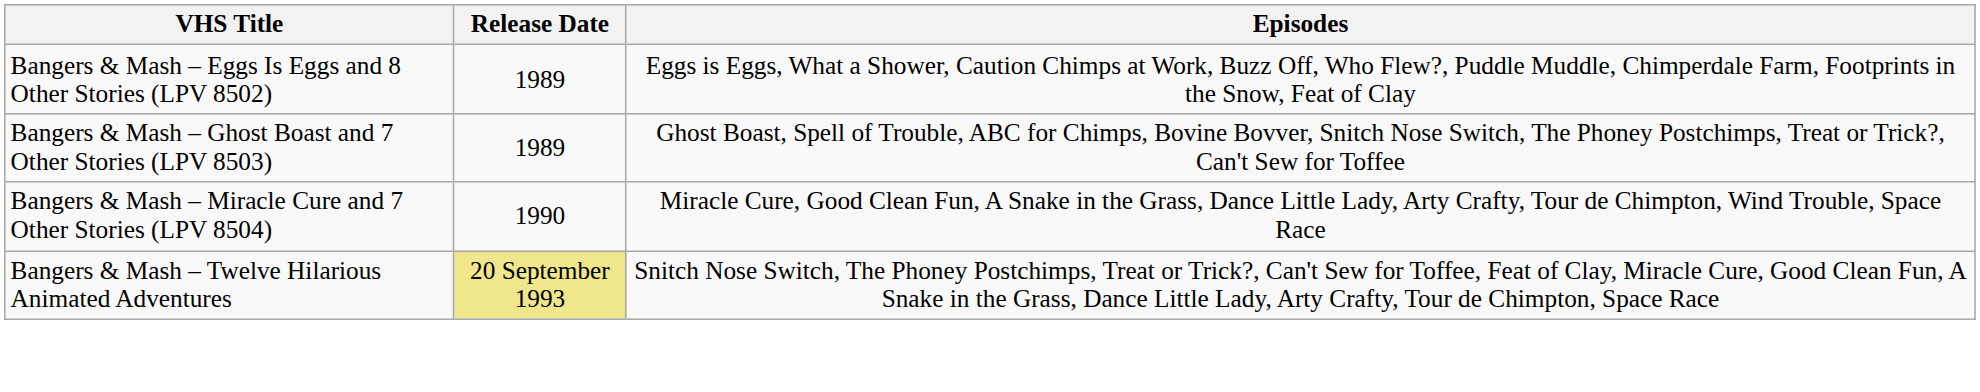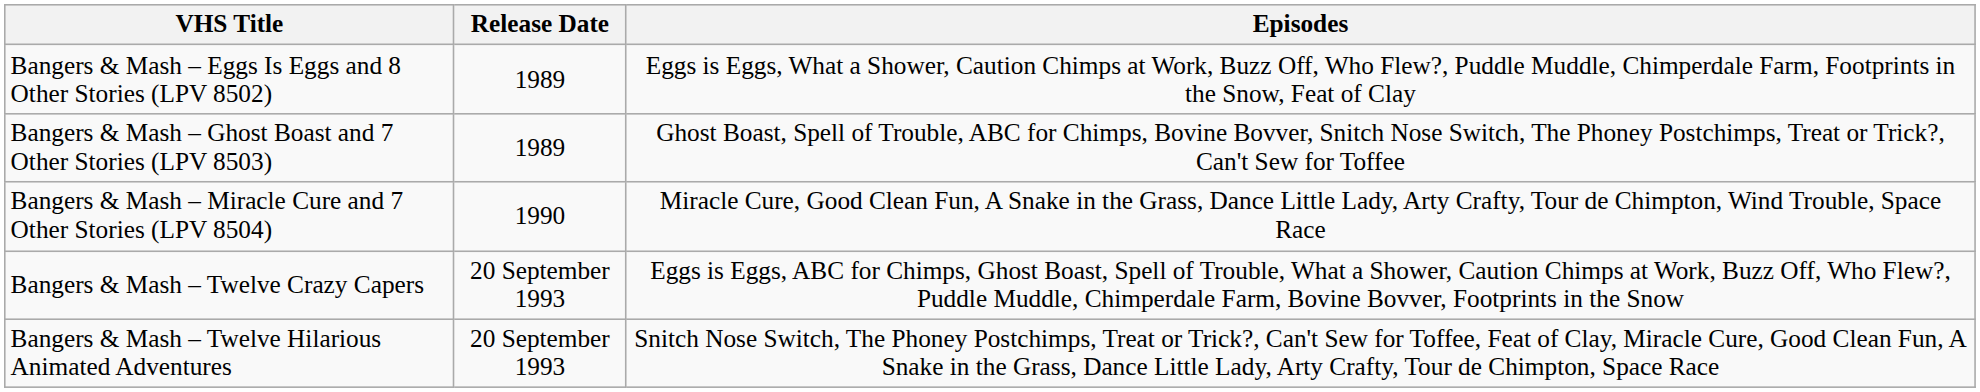+ row: (217, 284)
(540, 284) khaki background -> (540, 352) no background
